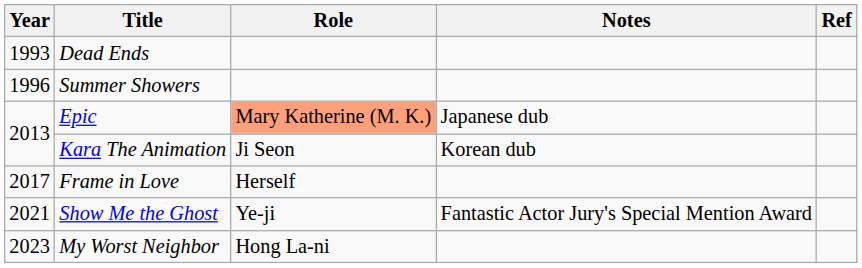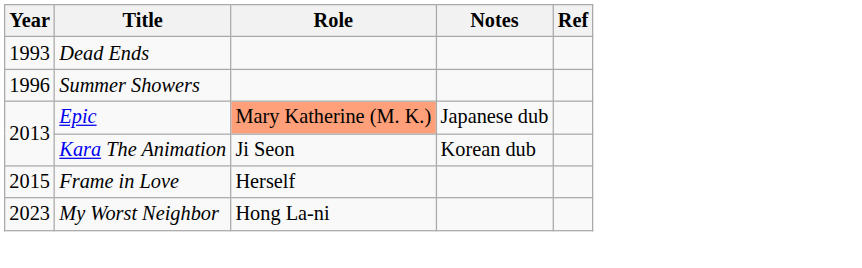(30, 181) 2017 -> (30, 181) 2015
- row: (139, 213)
